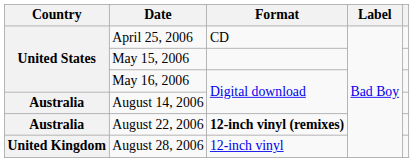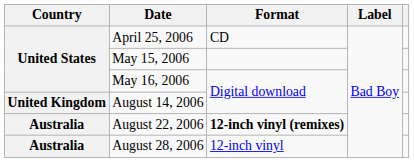(57, 102) Australia -> (57, 102) United Kingdom
(57, 146) United Kingdom -> (57, 146) Australia
